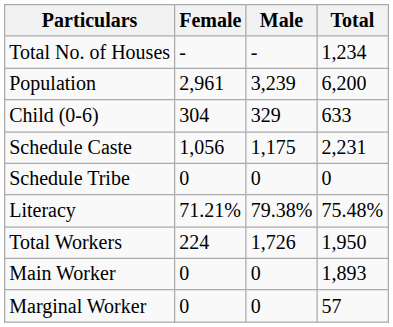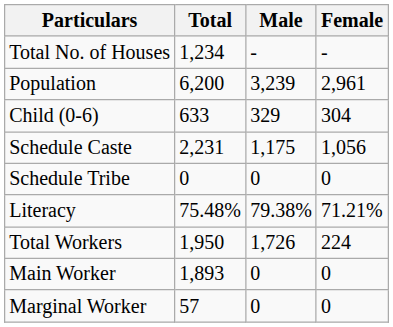columns swapped: (352, 20) <-> (210, 20)
